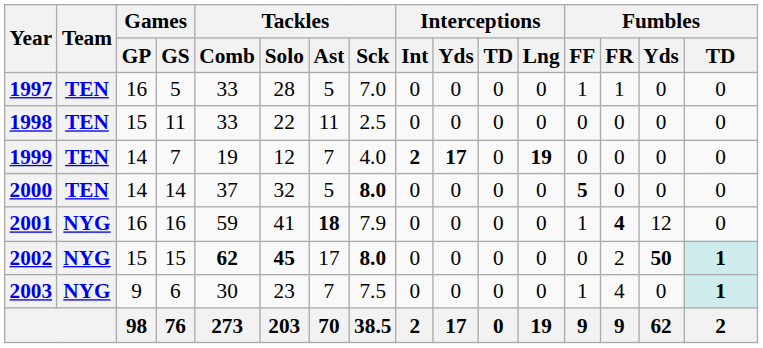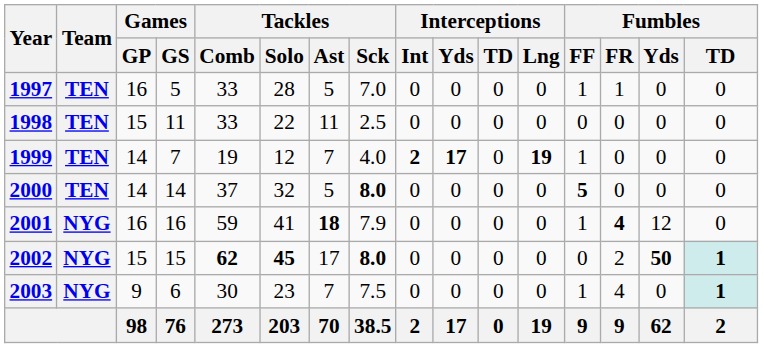(582, 156) 0 -> (582, 156) 1
